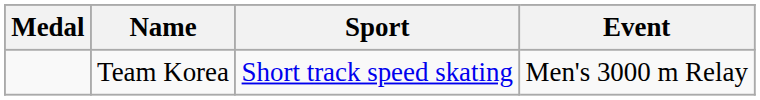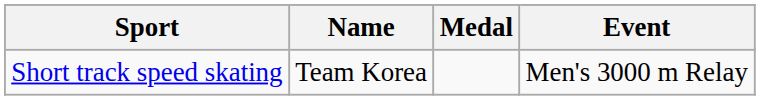columns swapped: (48, 27) <-> (377, 27)
